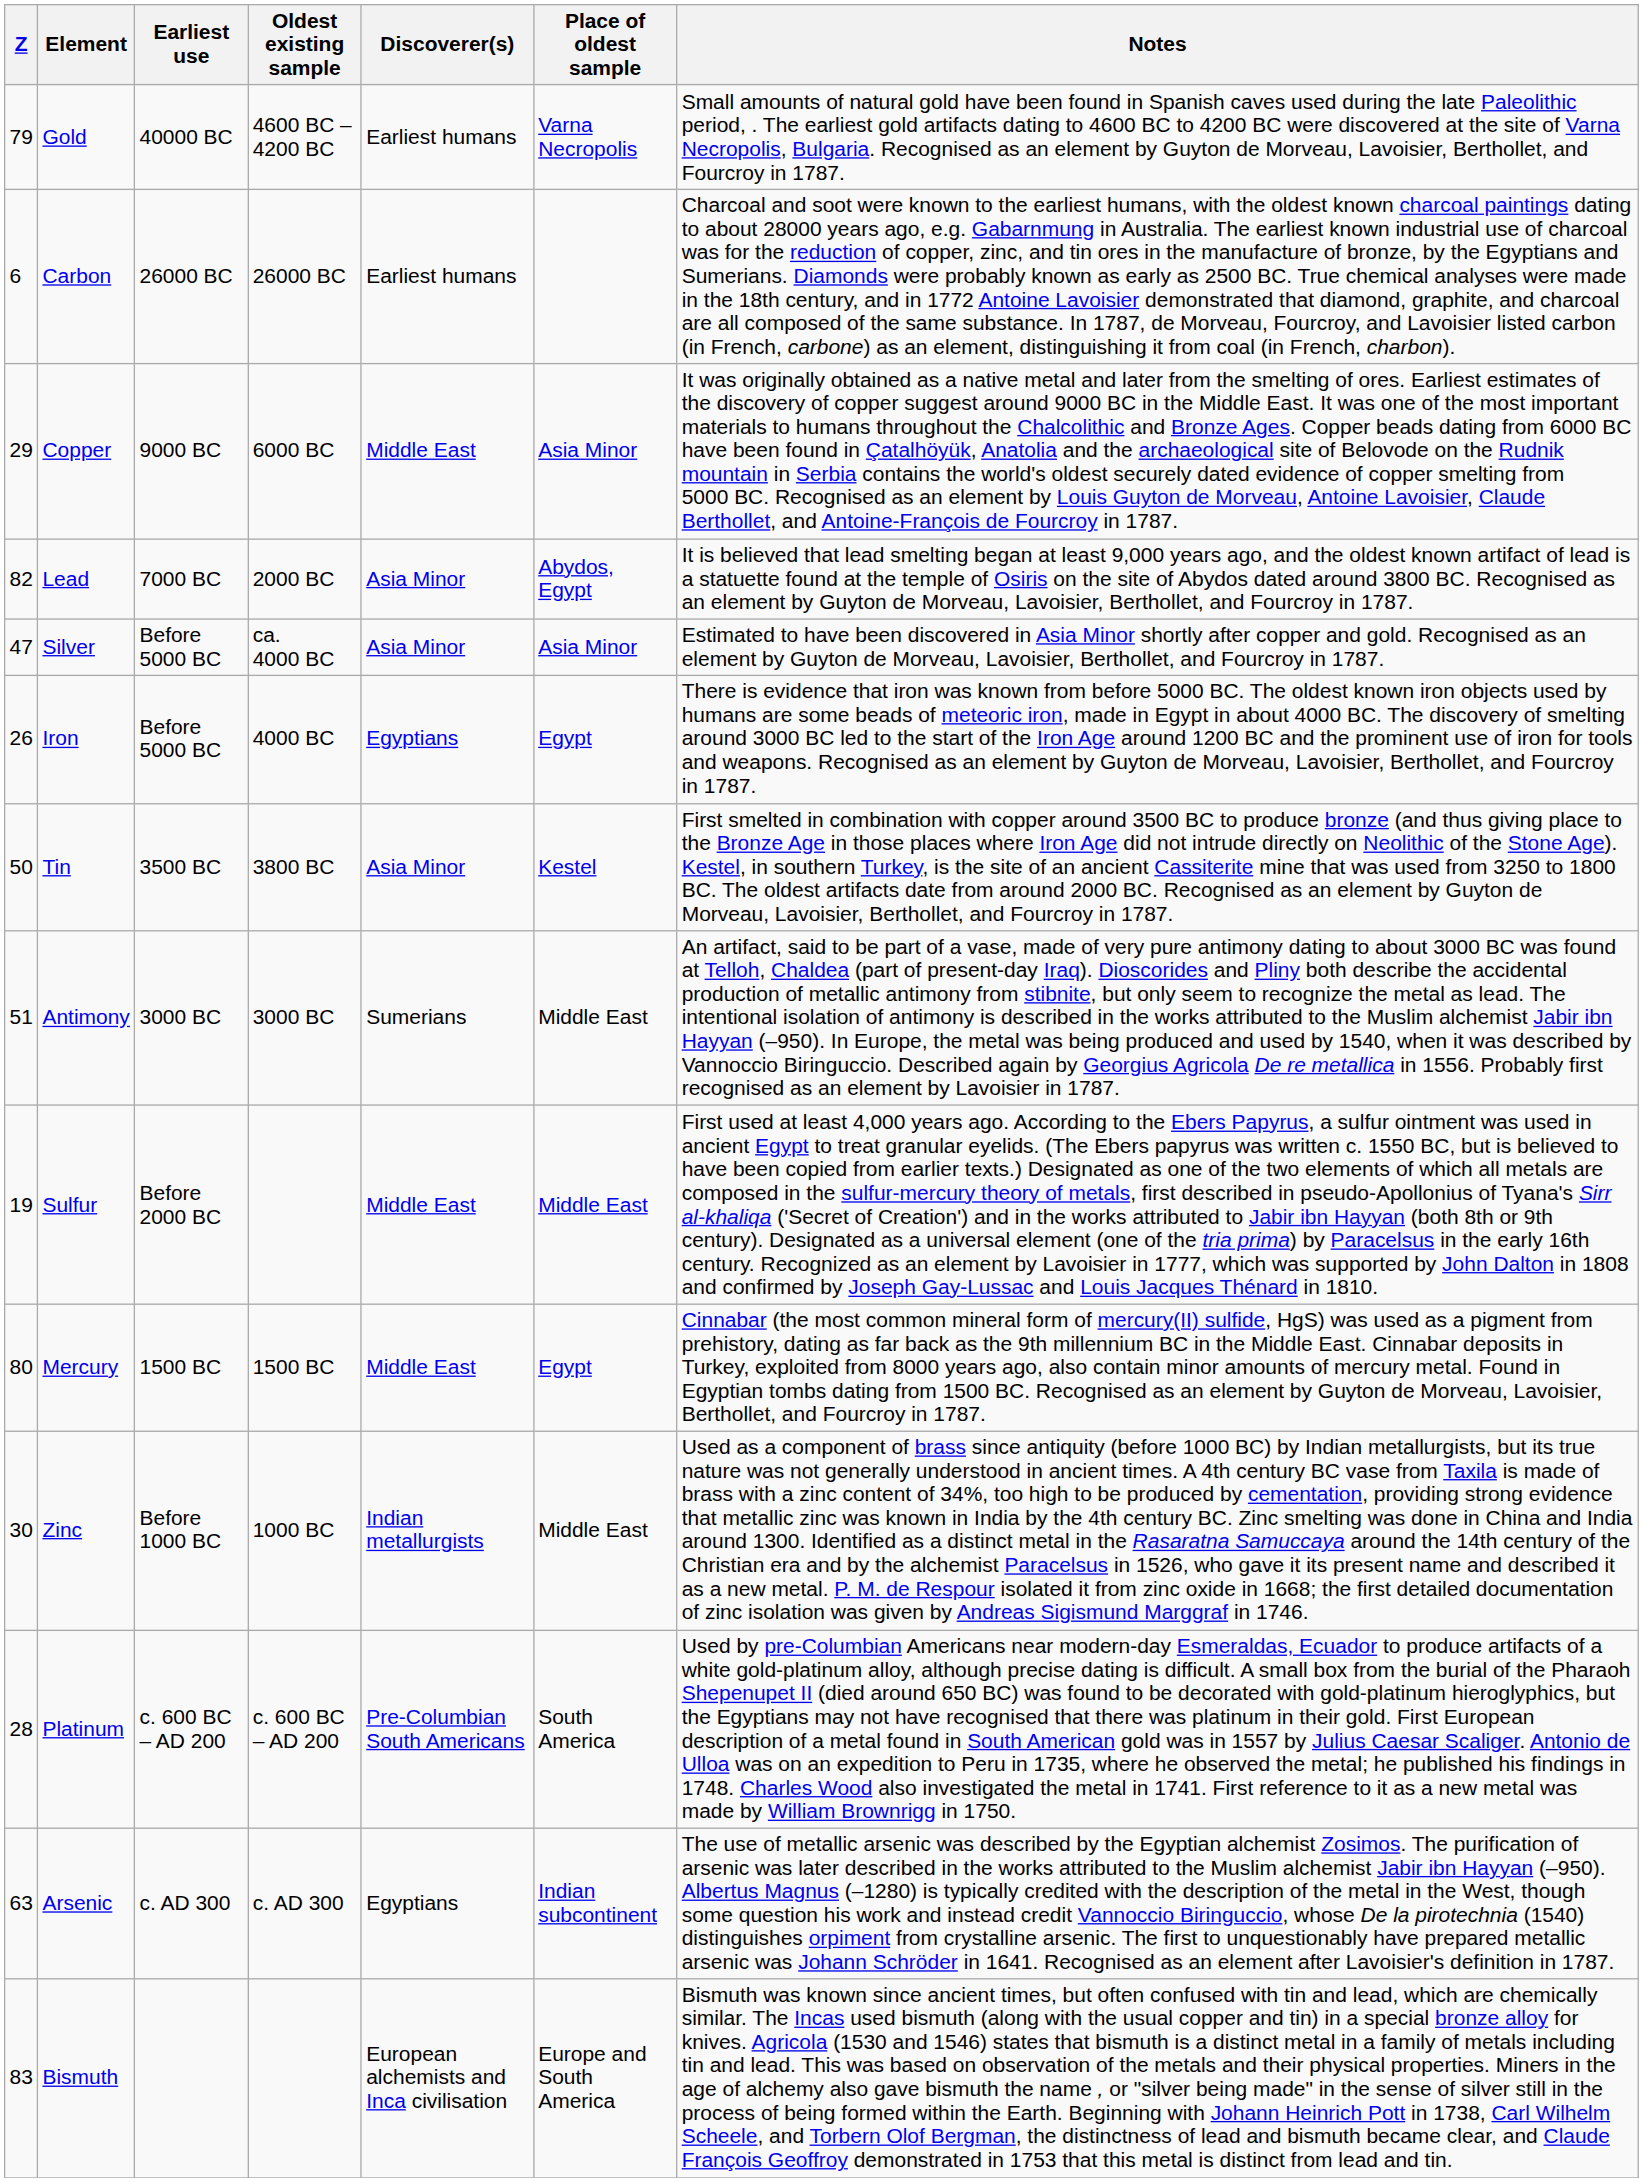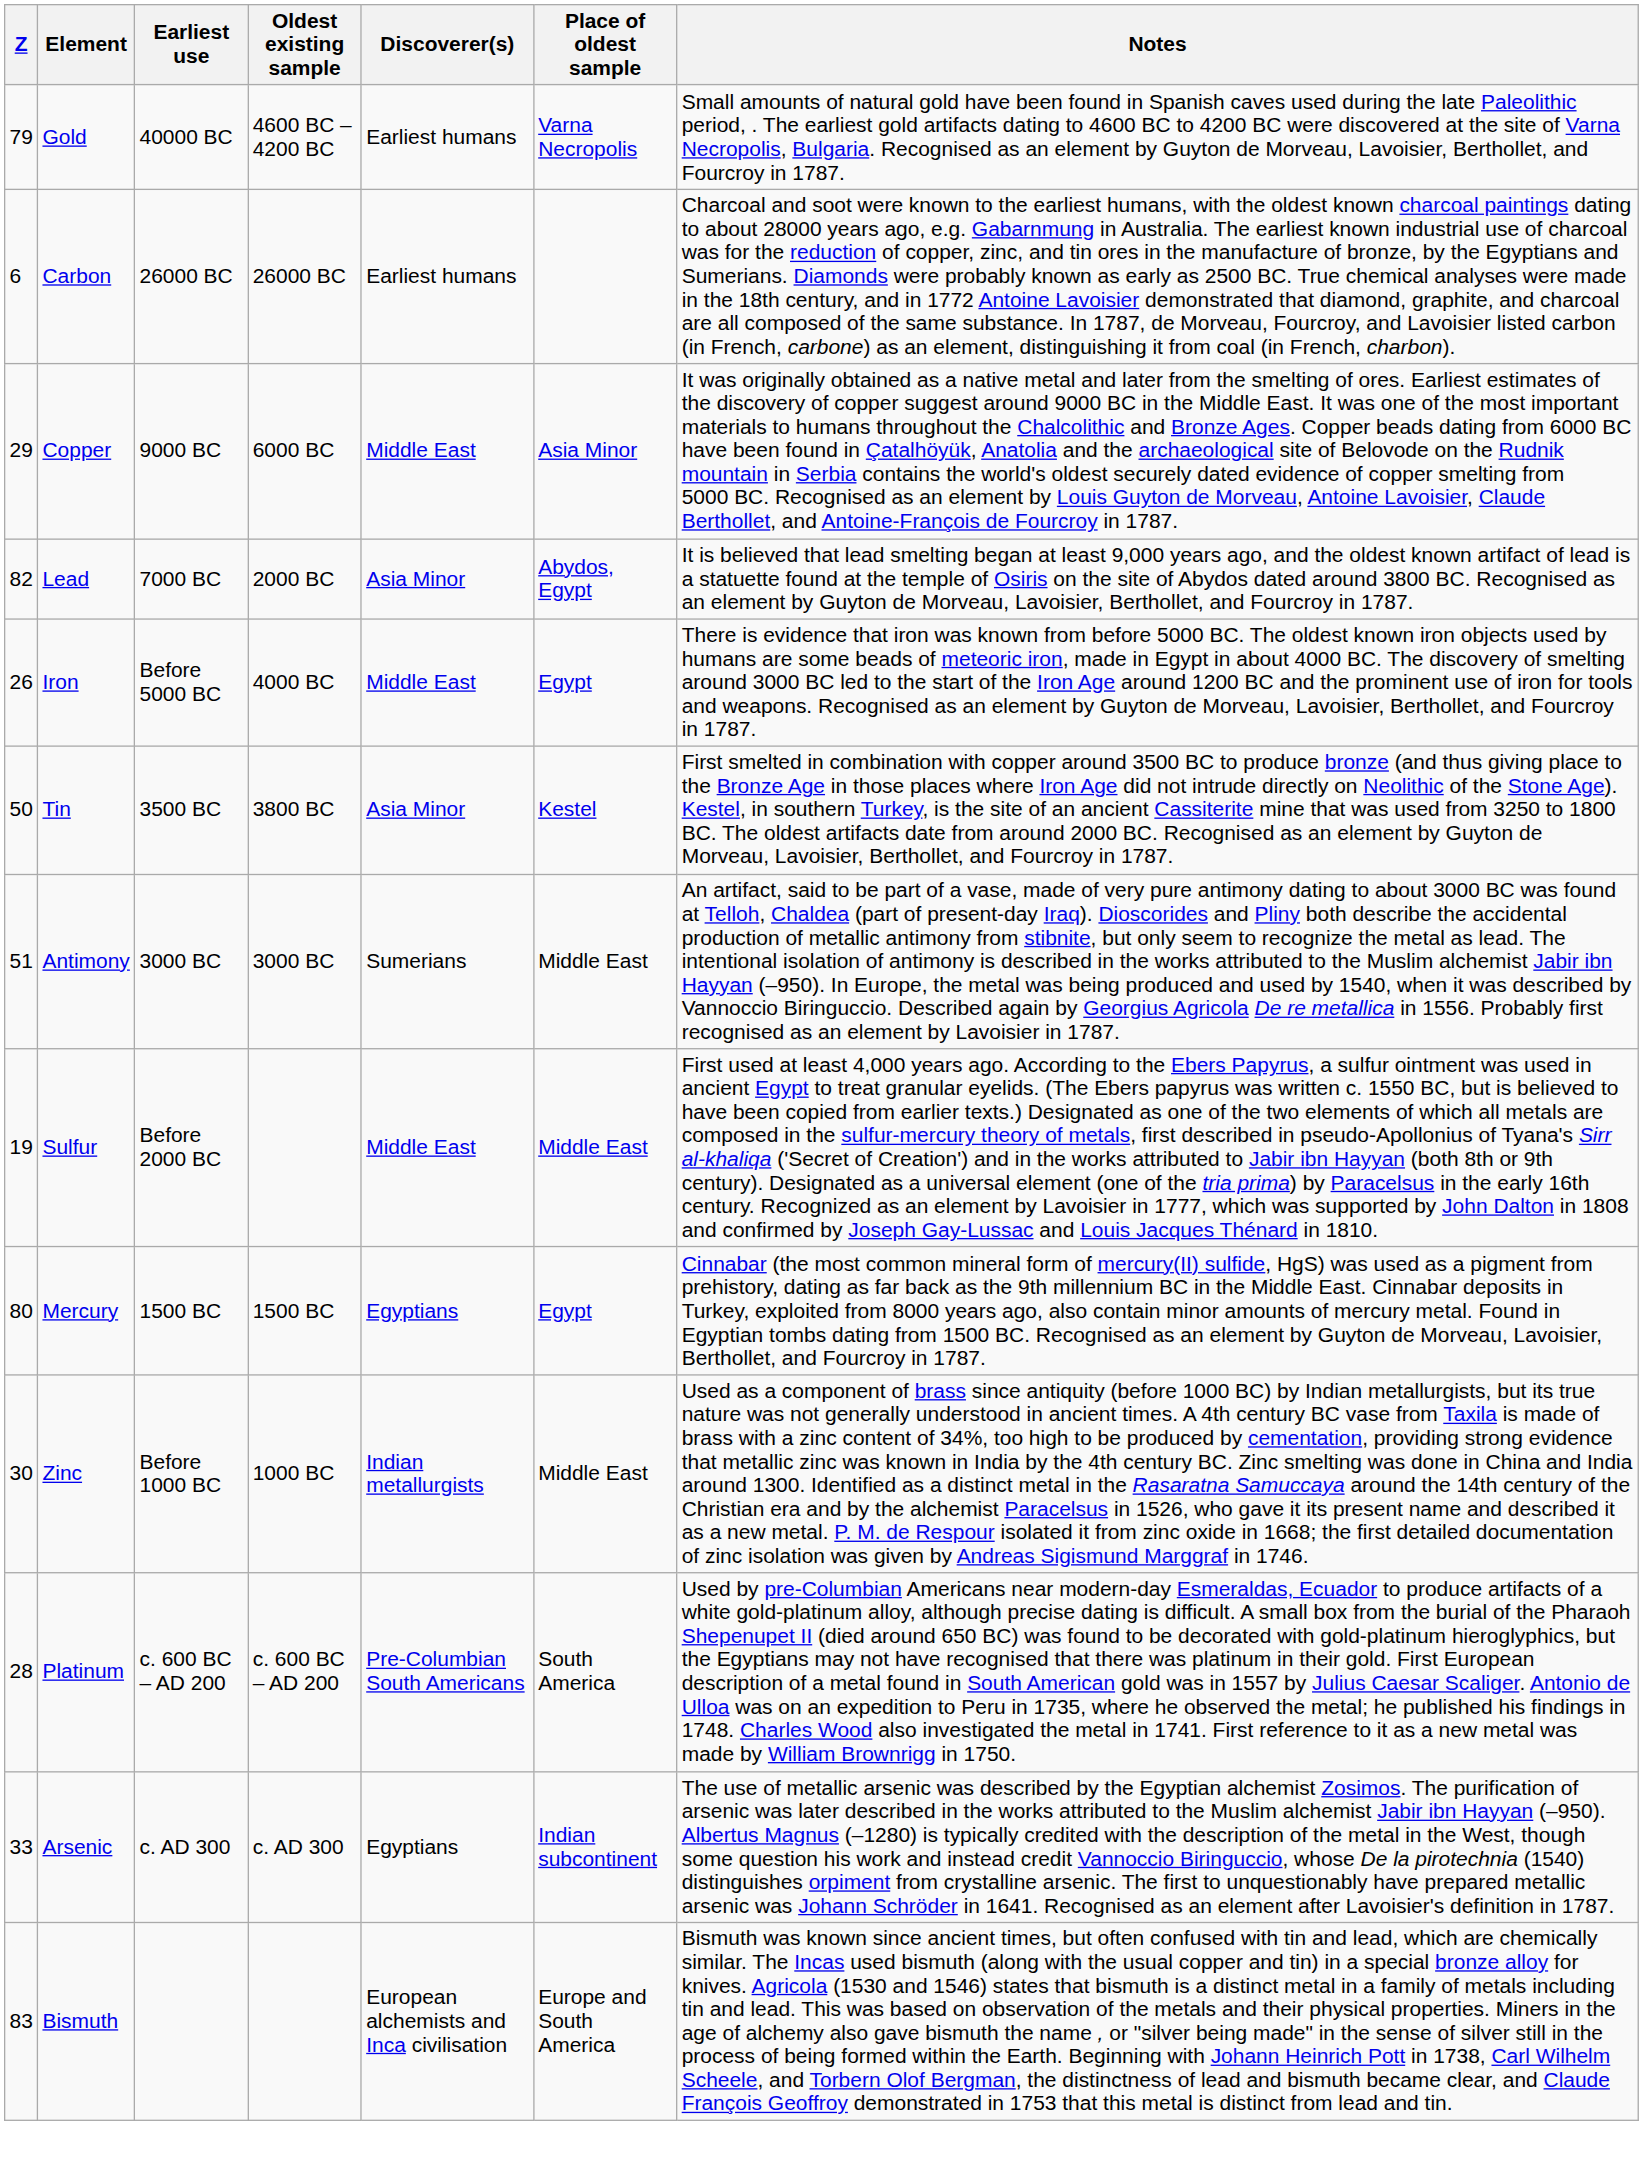- row: (69, 647)
(412, 739) Egyptians -> (421, 682) Middle East
(421, 1367) Middle East -> (412, 1310) Egyptians
(21, 1903) 63 -> (21, 1846) 33
